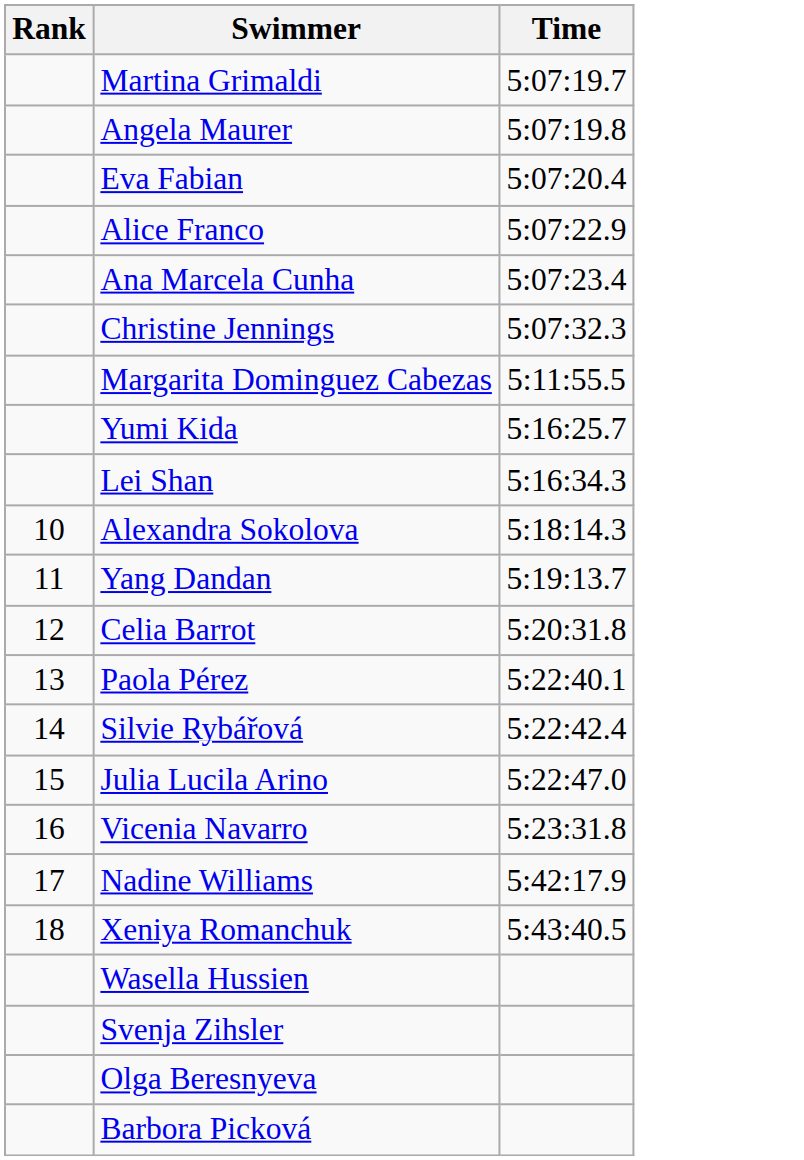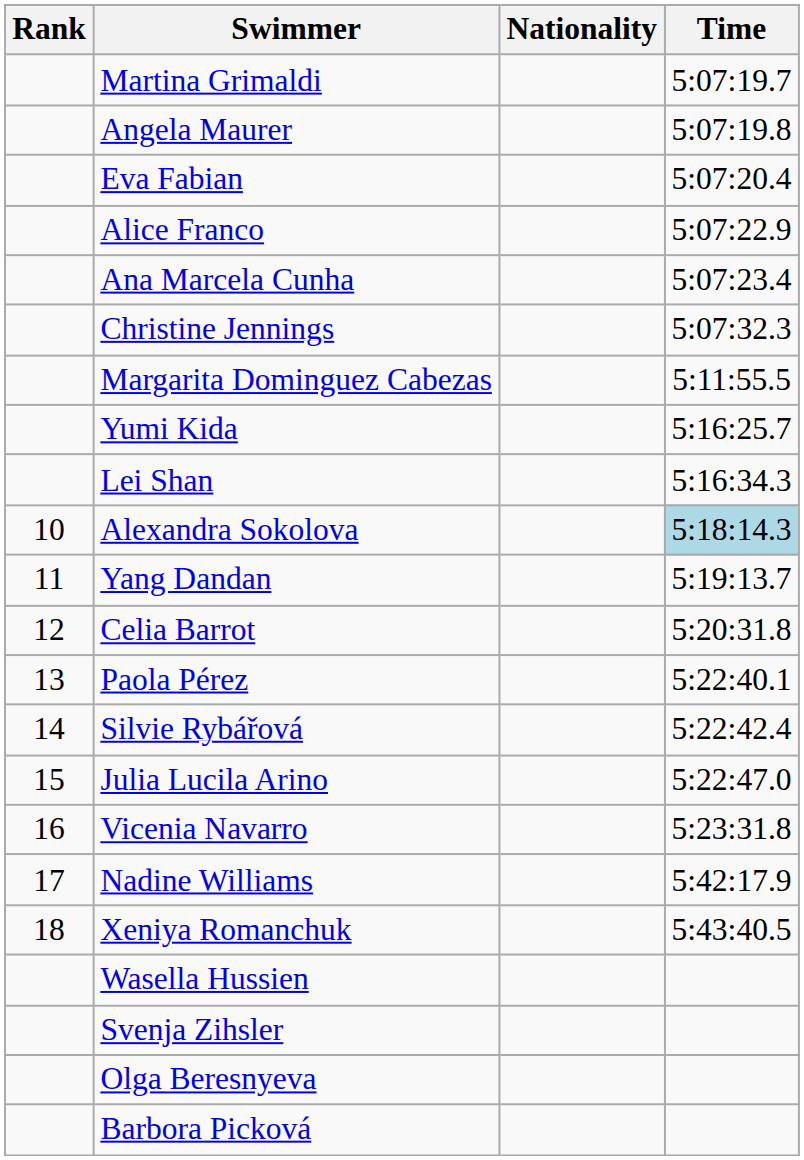+ column: (582, 29)
(566, 529) no background -> (732, 529) lightblue background
